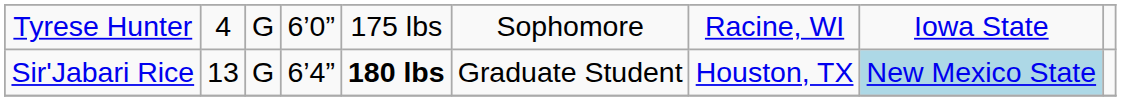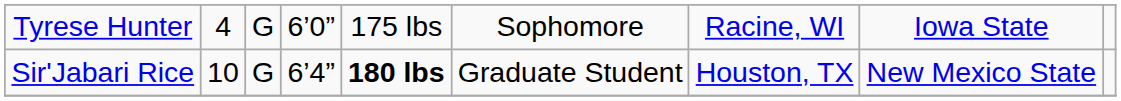(223, 72) 13 -> (223, 72) 10
(981, 72) lightblue background -> (981, 72) no background
